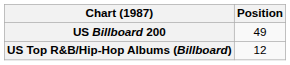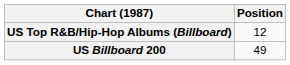rows swapped: (119, 32) <-> (119, 50)
